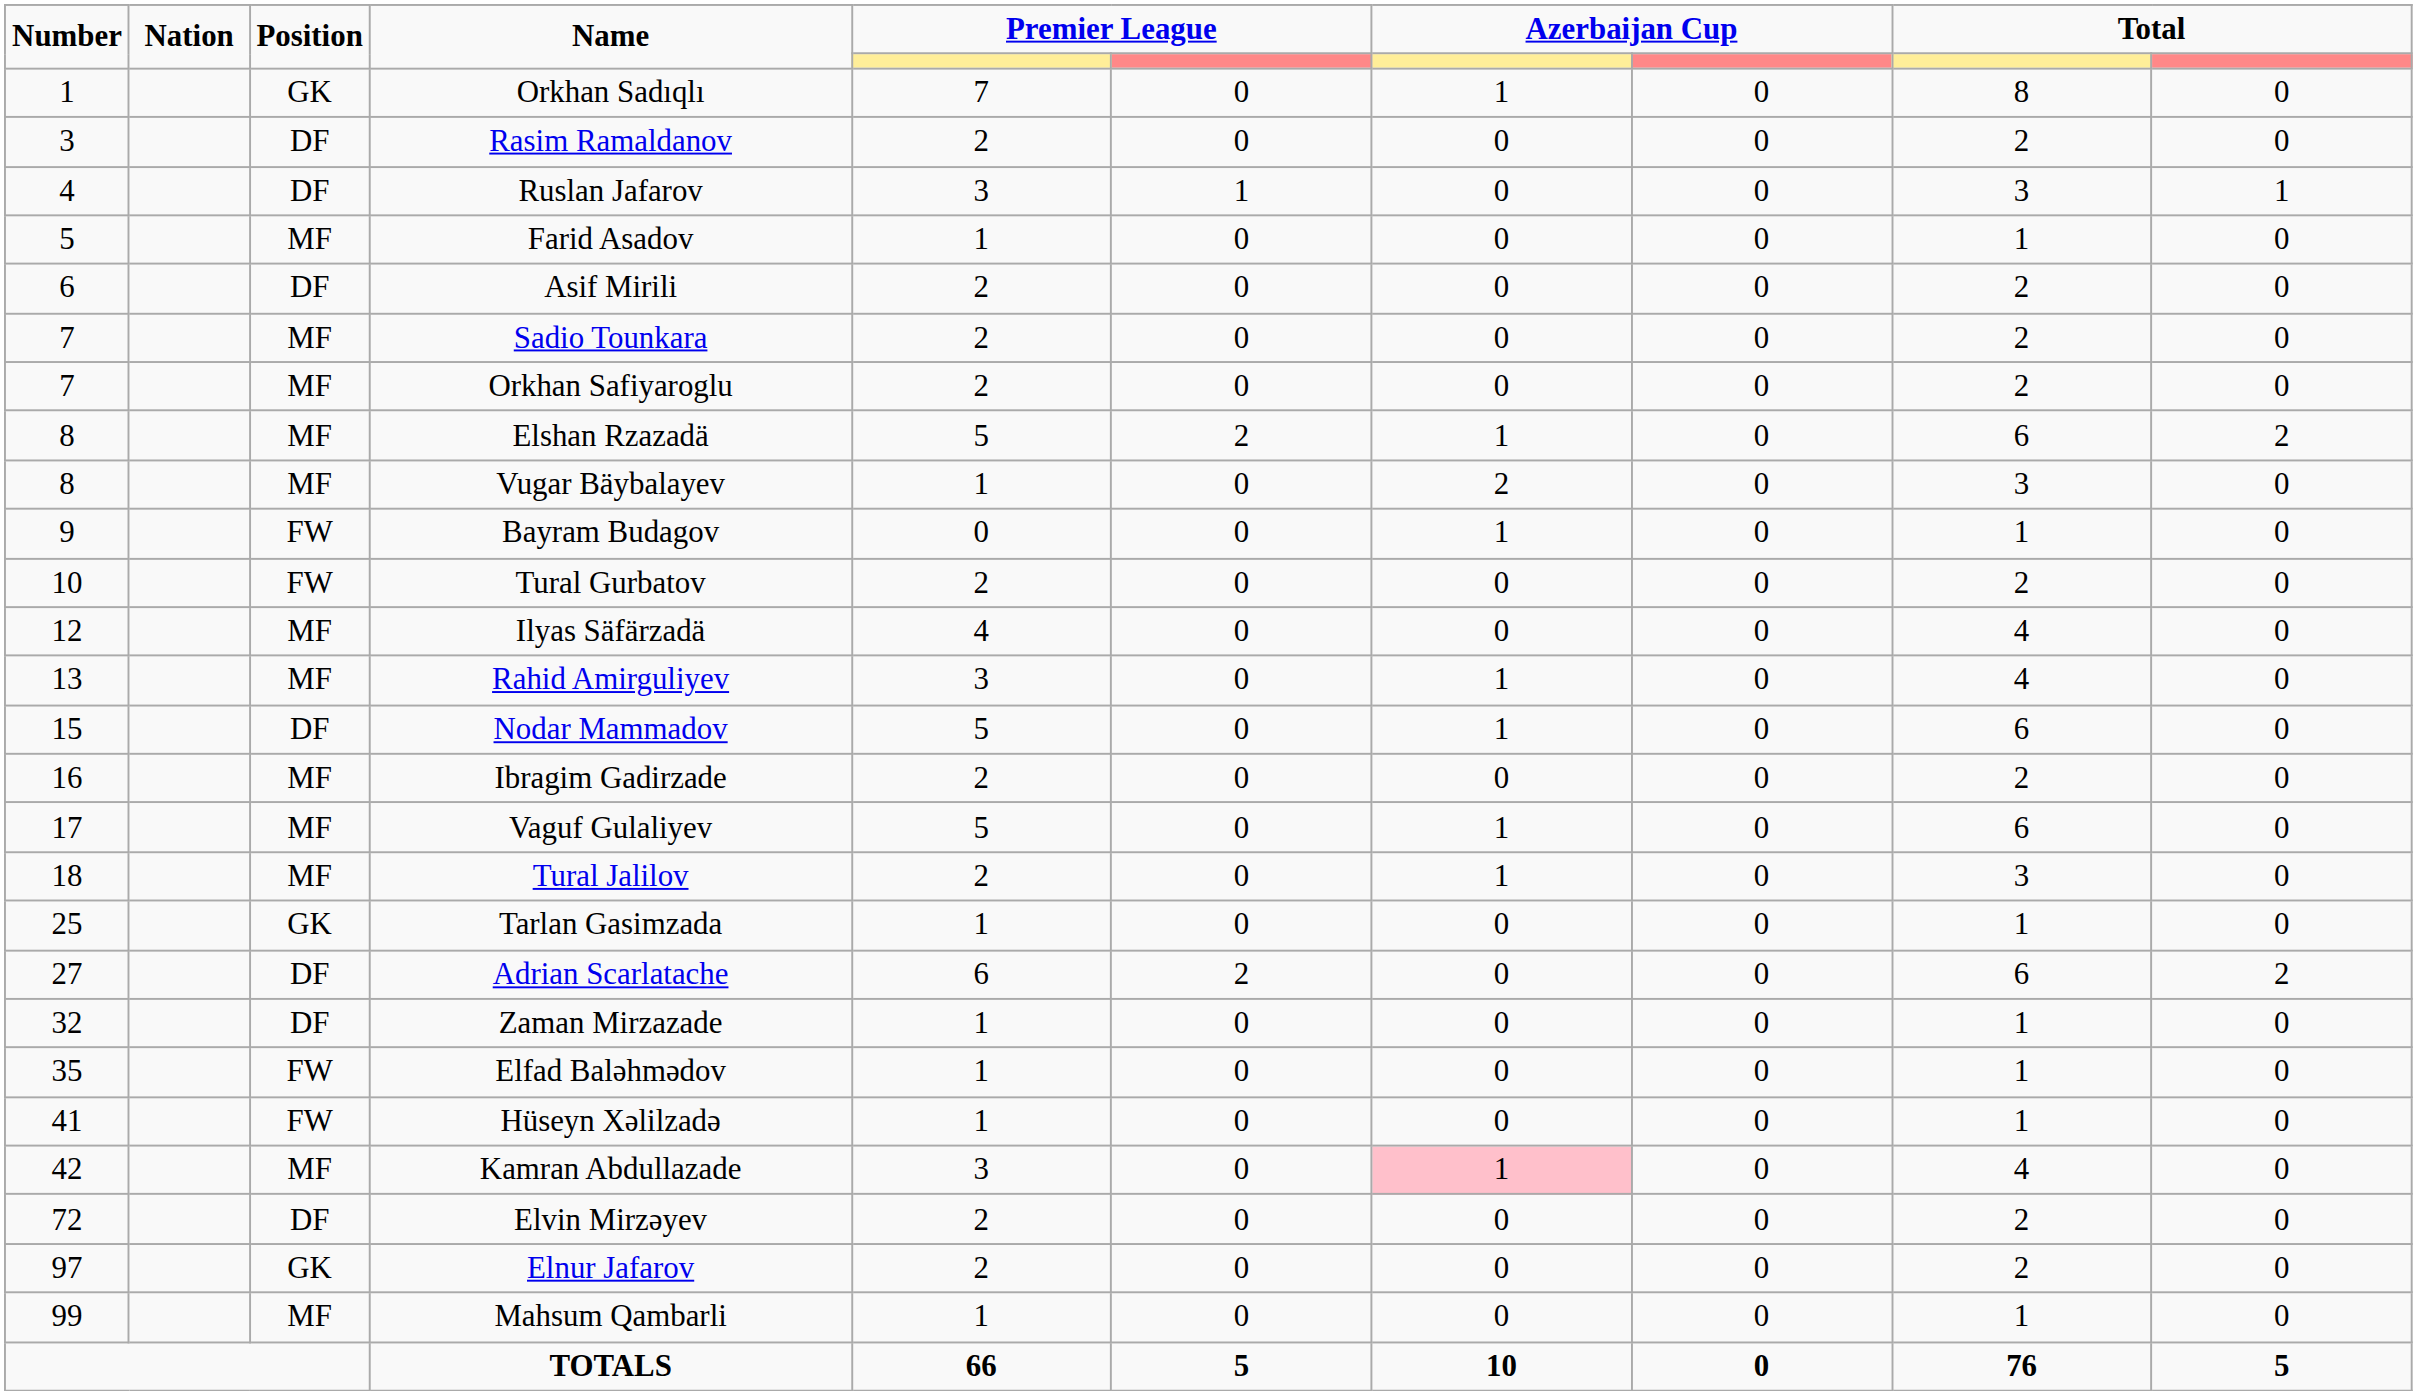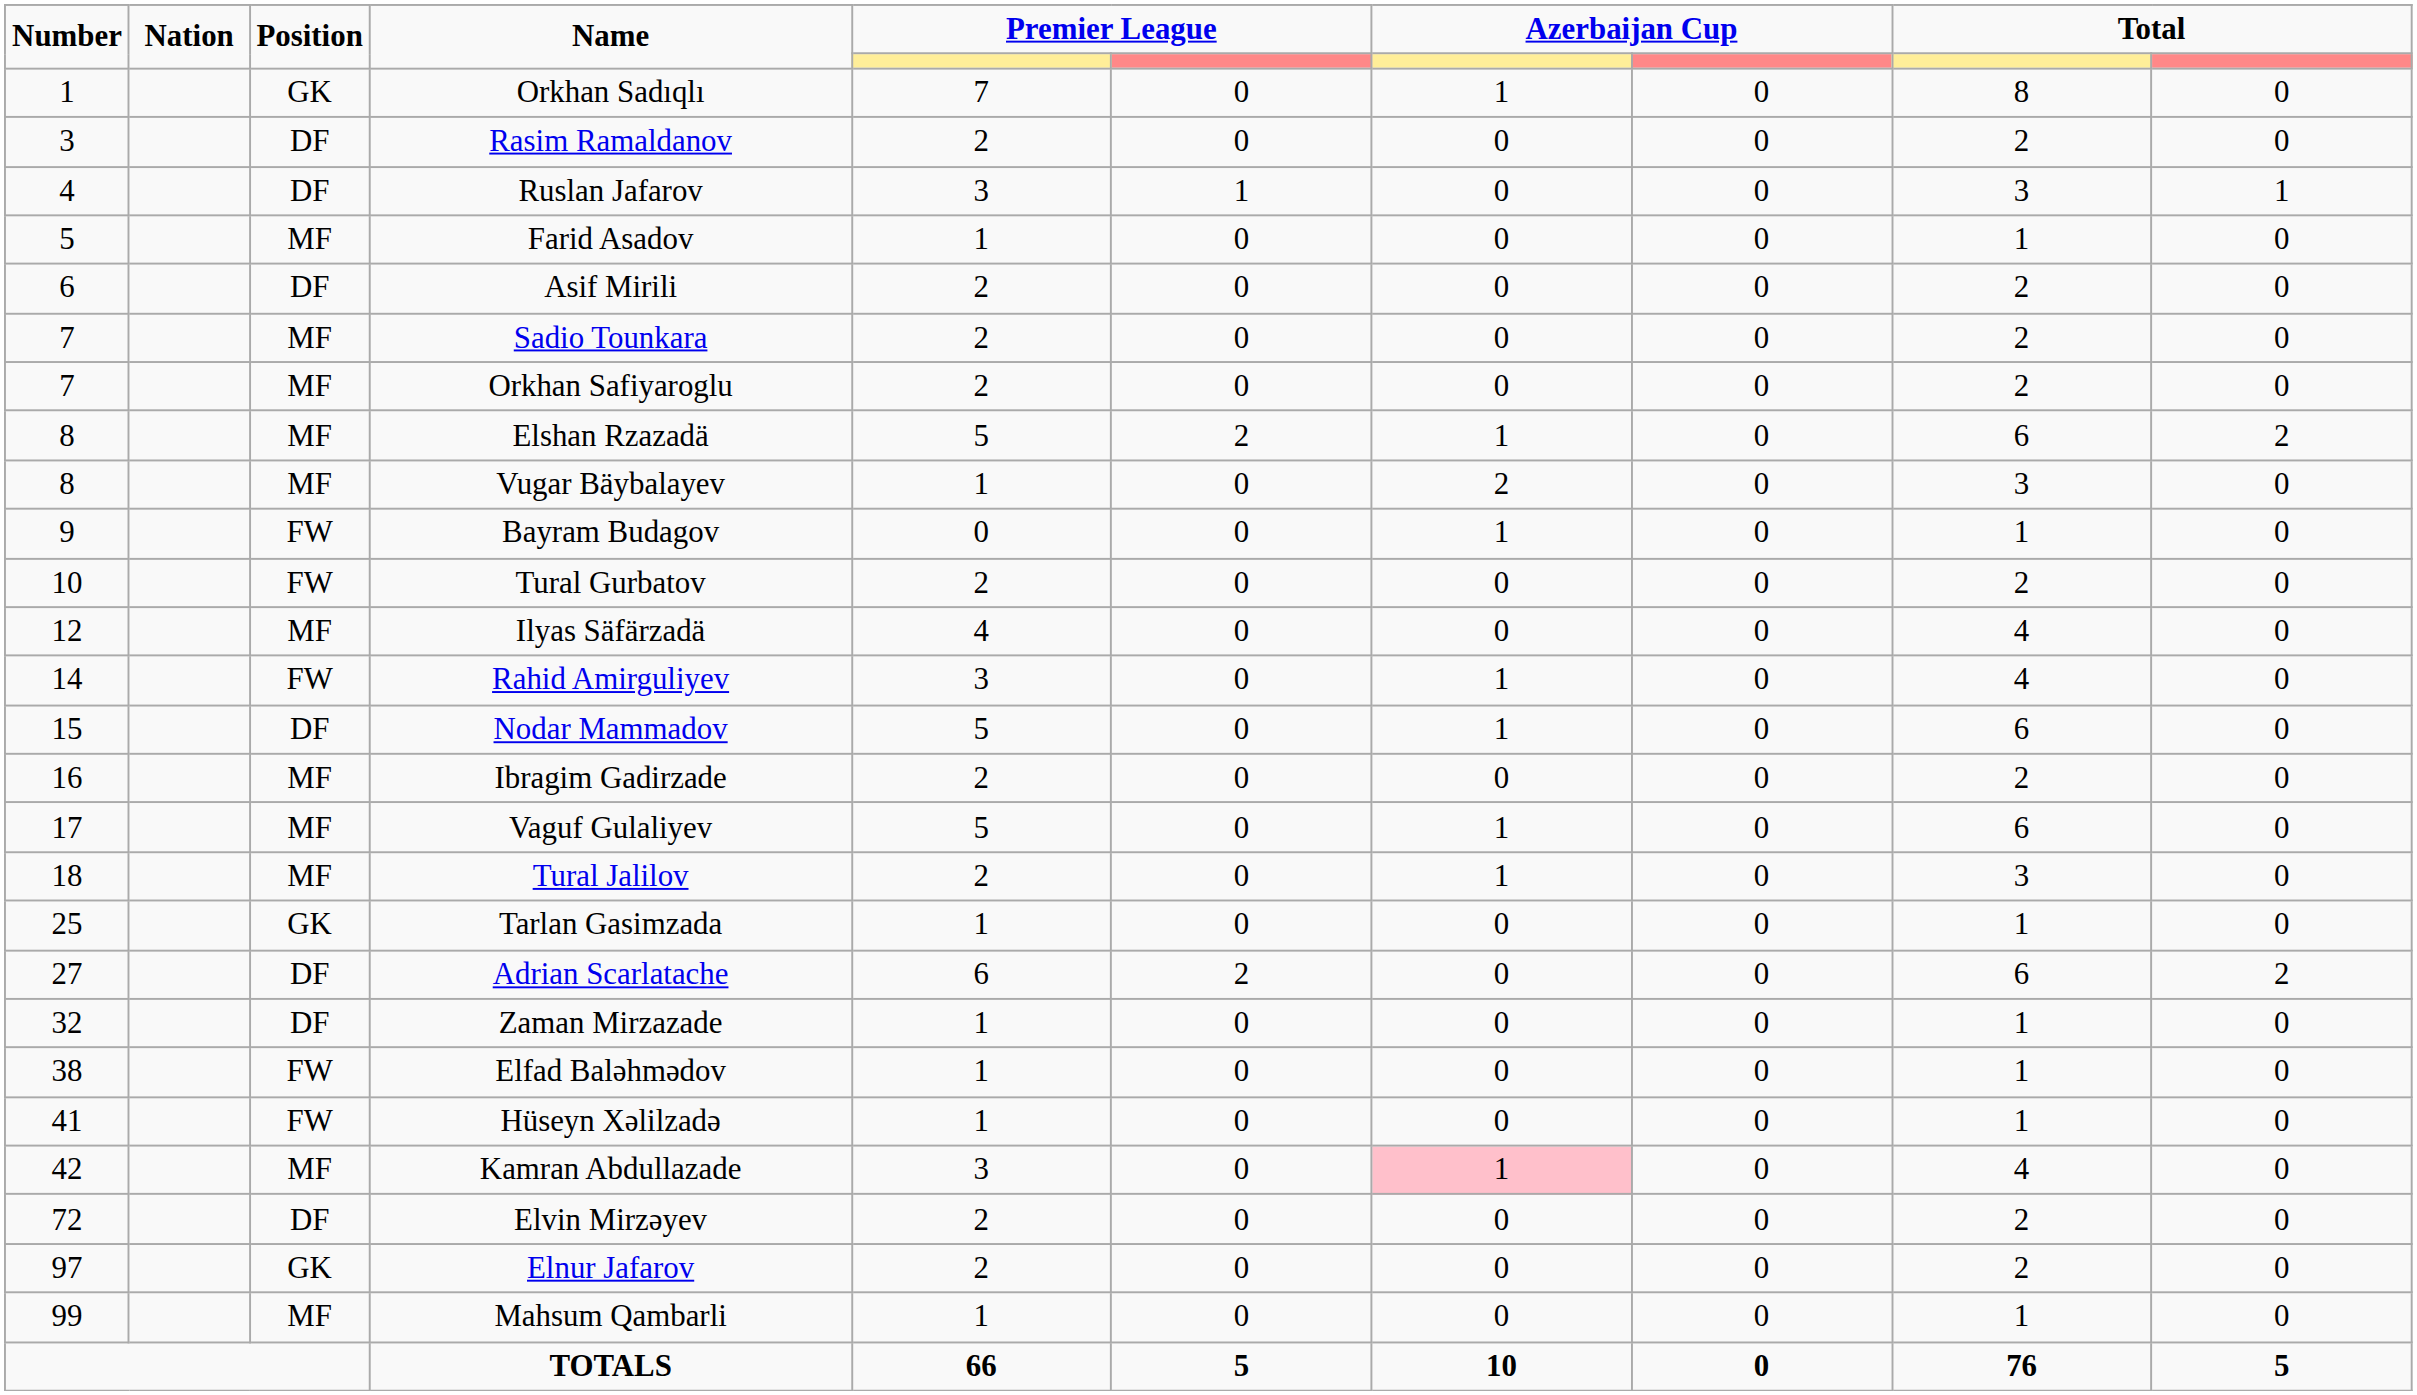(67, 679) 13 -> (67, 679) 14
(310, 679) MF -> (310, 679) FW
(67, 1071) 35 -> (67, 1071) 38
